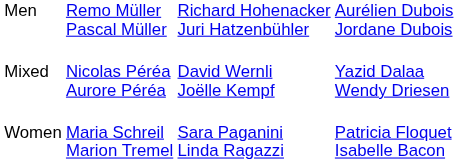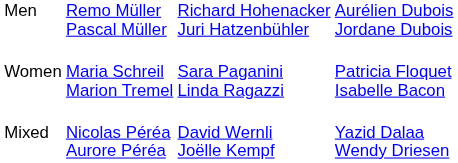rows swapped: (33, 132) <-> (27, 71)
